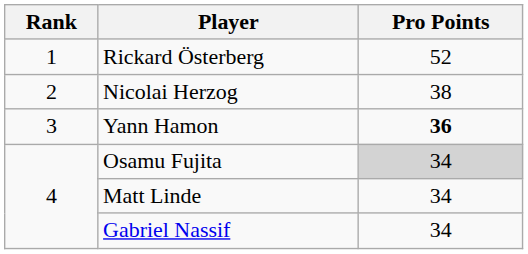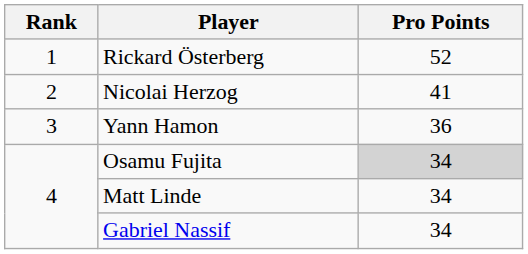(441, 91) 38 -> (441, 91) 41
(441, 126) bold -> (441, 126) normal
